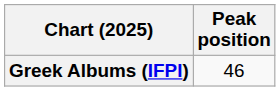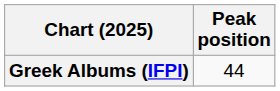(234, 70) 46 -> (234, 70) 44
